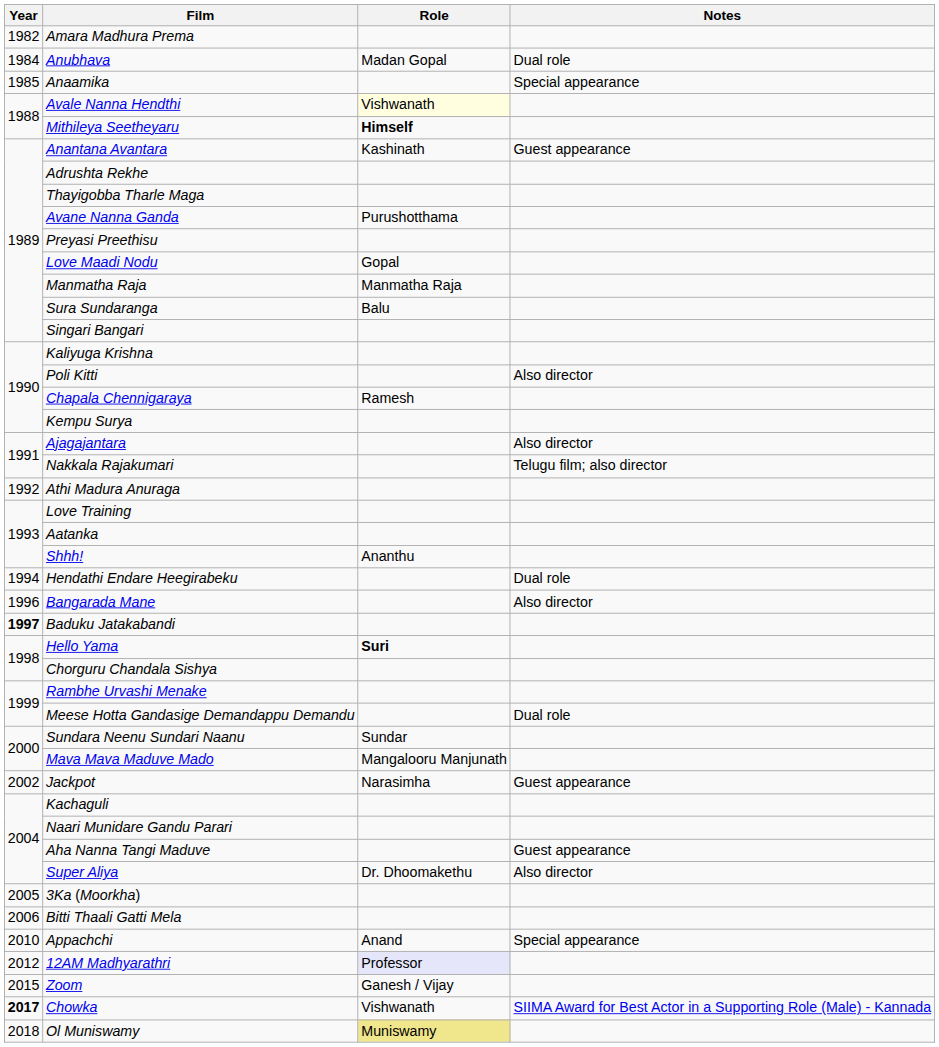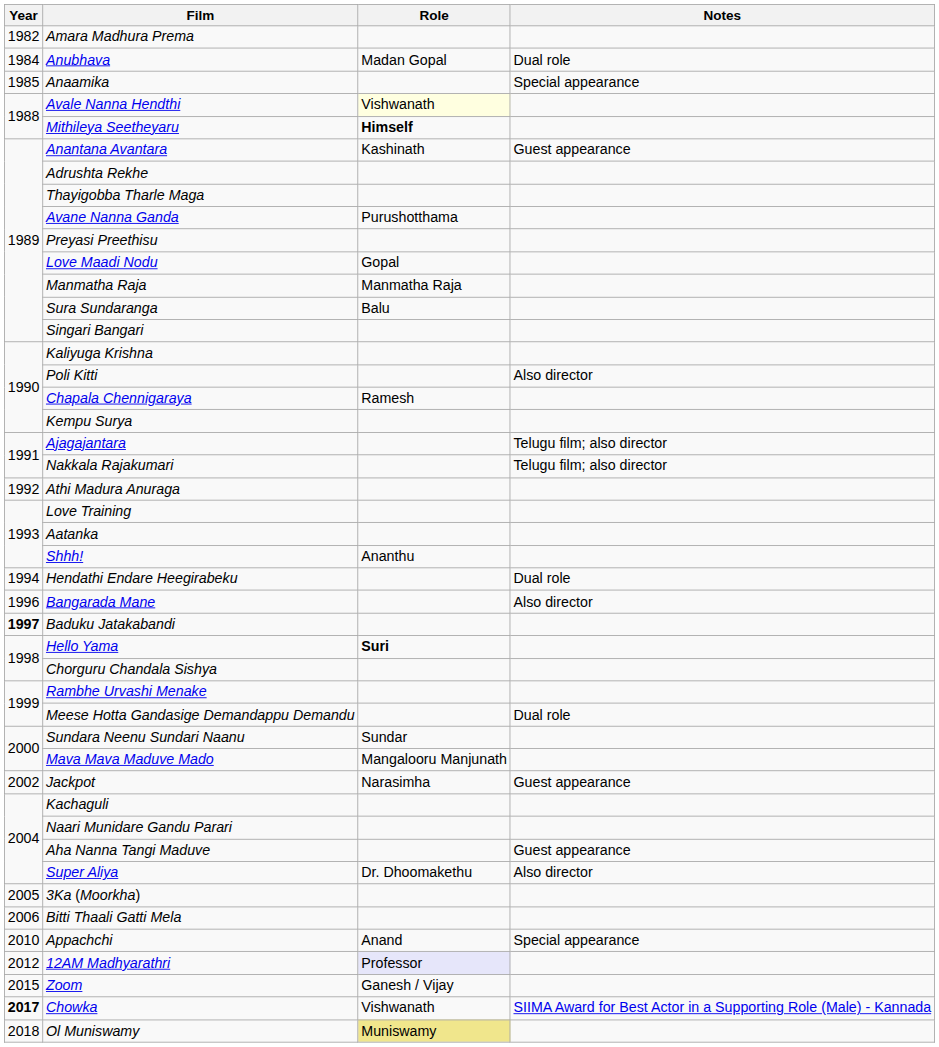(553, 443) Also director -> (590, 443) Telugu film; also director
